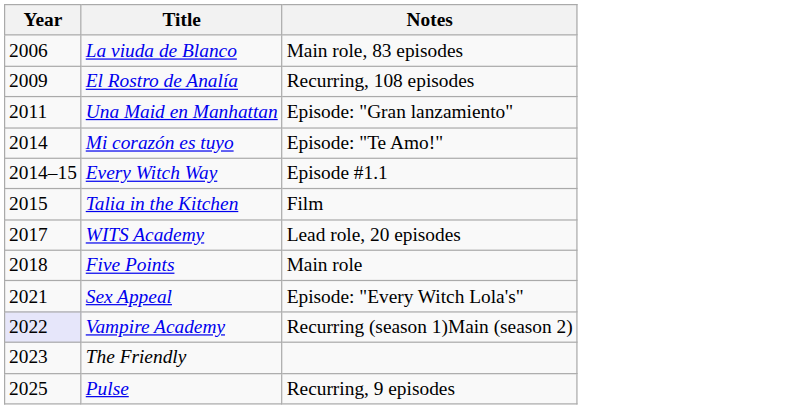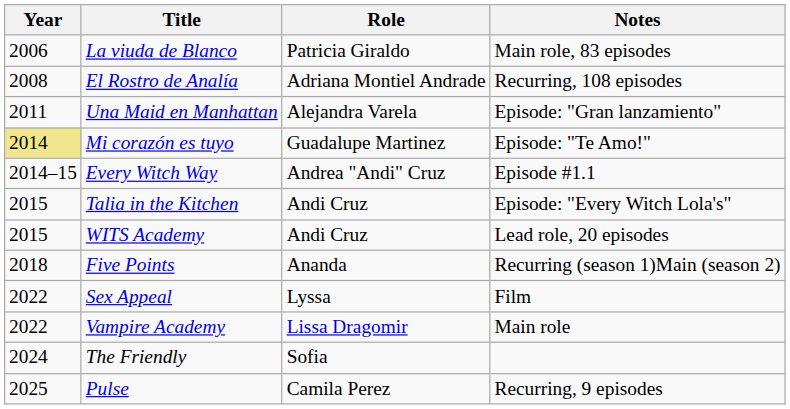+ column: (386, 19)
(28, 81) 2009 -> (28, 81) 2008
(28, 142) no background -> (28, 142) khaki background
(305, 204) Film -> (613, 204) Episode: "Every Witch Lola's"
(28, 234) 2017 -> (28, 234) 2015
(325, 265) Main role -> (638, 265) Recurring (season 1)Main (season 2)
(28, 296) 2021 -> (28, 296) 2022
(405, 296) Episode: "Every Witch Lola's" -> (513, 296) Film
(28, 326) lavender background -> (28, 326) no background
(430, 326) Recurring (season 1)Main (season 2) -> (532, 326) Main role
(28, 357) 2023 -> (28, 357) 2024
